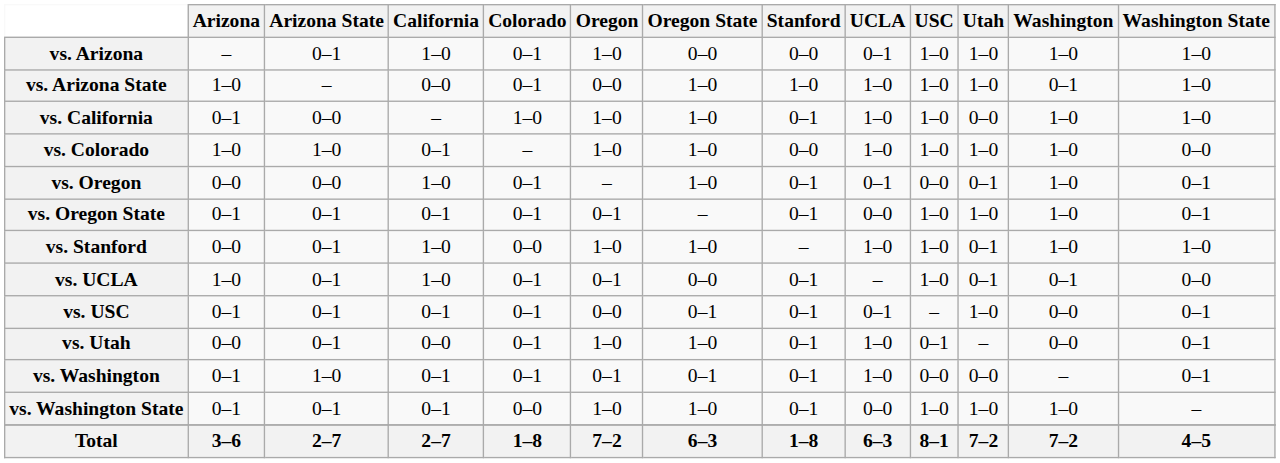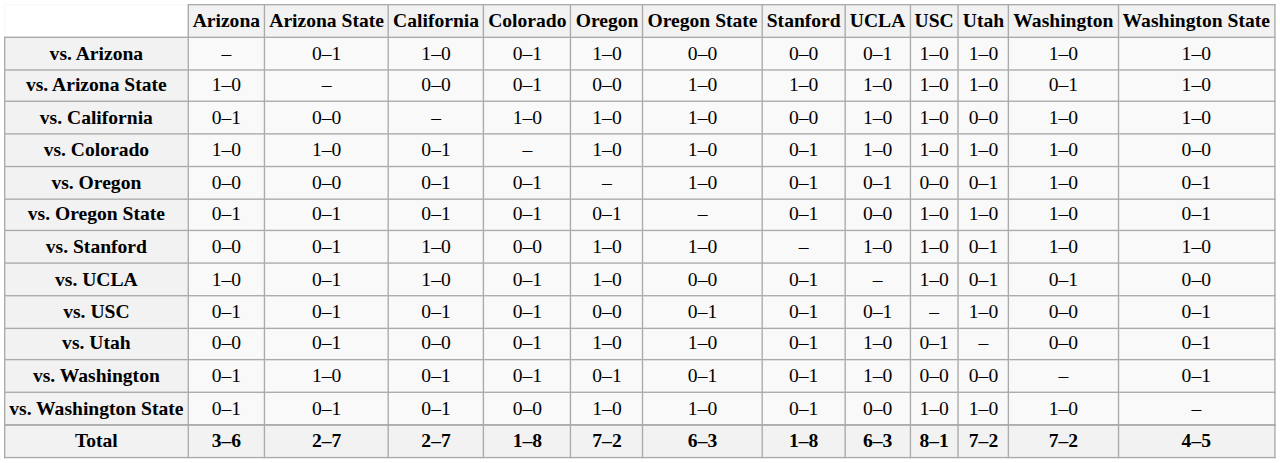(804, 117) 0–1 -> (804, 117) 0–0
(804, 150) 0–0 -> (804, 150) 0–1
(436, 182) 1–0 -> (436, 182) 0–1
(607, 279) 0–1 -> (607, 279) 1–0
